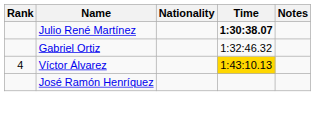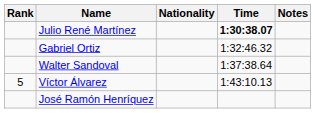+ row: (79, 65)
(20, 65) 4 -> (20, 83) 5
(246, 65) gold background -> (246, 83) no background
